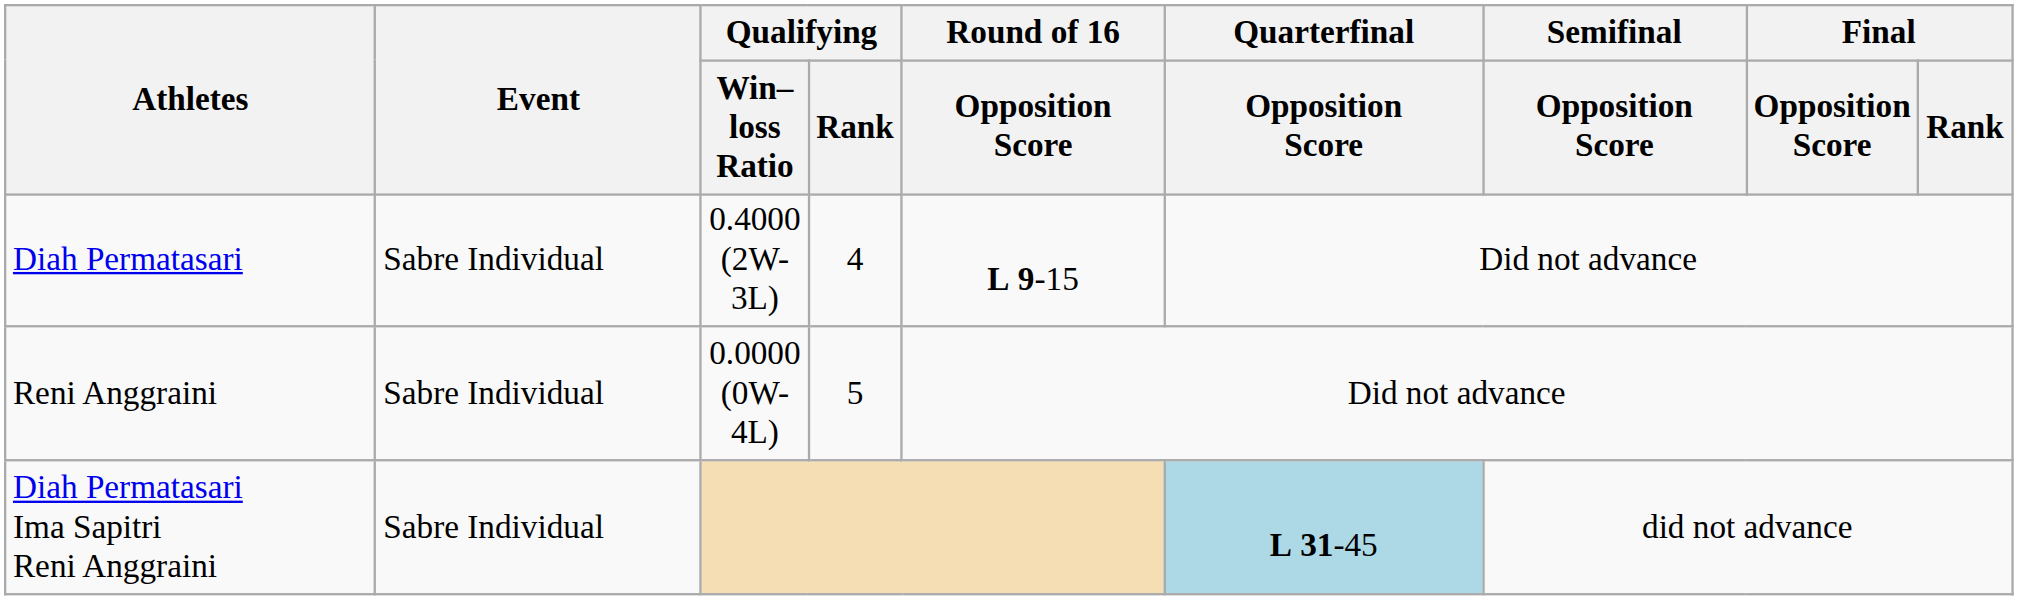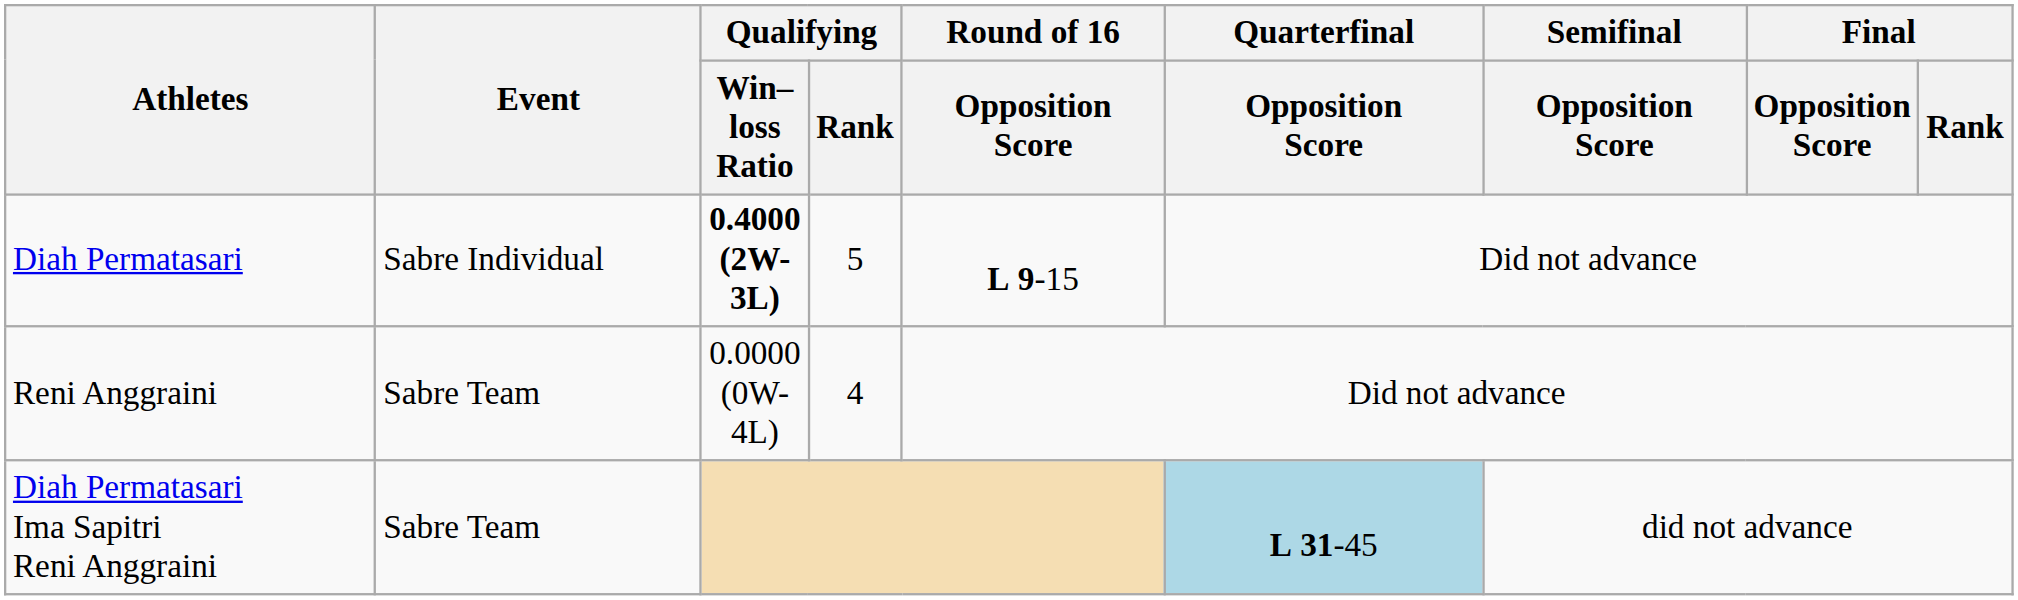(755, 259) normal -> (755, 259) bold
(855, 259) 4 -> (855, 259) 5
(494, 393) Sabre Individual -> (462, 393) Sabre Team
(855, 393) 5 -> (855, 393) 4
(494, 526) Sabre Individual -> (462, 526) Sabre Team
